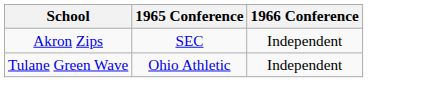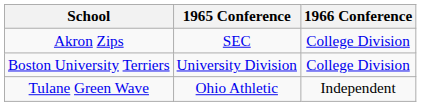(305, 40) Independent -> (358, 40) College Division
+ row: (89, 64)
